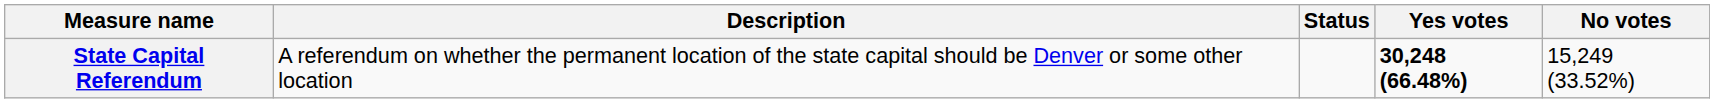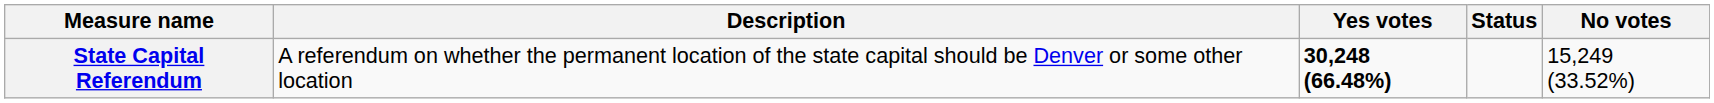columns swapped: (1337, 21) <-> (1459, 21)
